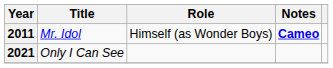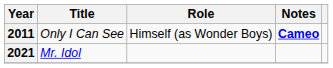(61, 33) Mr. Idol -> (82, 33) Only I Can See
(82, 53) Only I Can See -> (61, 53) Mr. Idol
